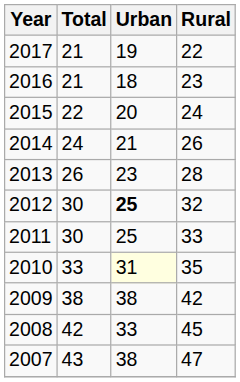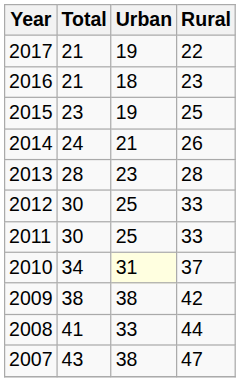(72, 112) 22 -> (72, 112) 23
(127, 112) 20 -> (127, 112) 19
(192, 112) 24 -> (192, 112) 25
(72, 174) 26 -> (72, 174) 28
(127, 205) bold -> (127, 205) normal
(192, 205) 32 -> (192, 205) 33
(72, 267) 33 -> (72, 267) 34
(192, 267) 35 -> (192, 267) 37
(72, 329) 42 -> (72, 329) 41
(192, 329) 45 -> (192, 329) 44
